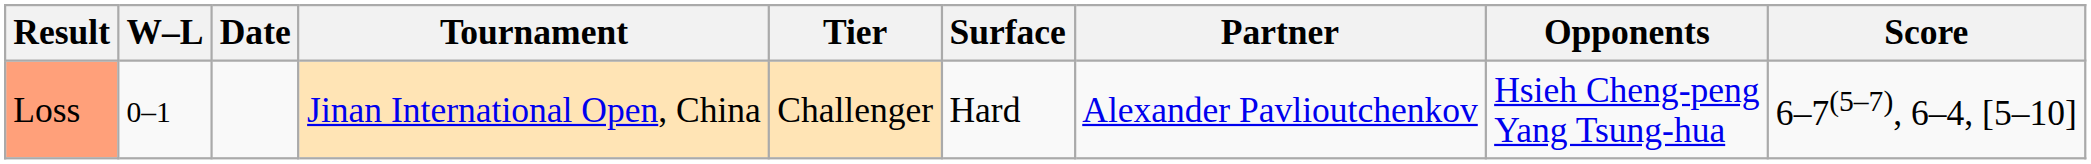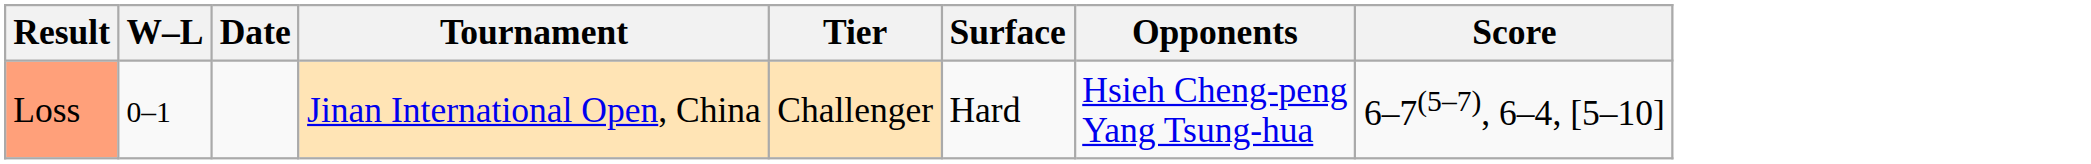- column: (1280, 32)
